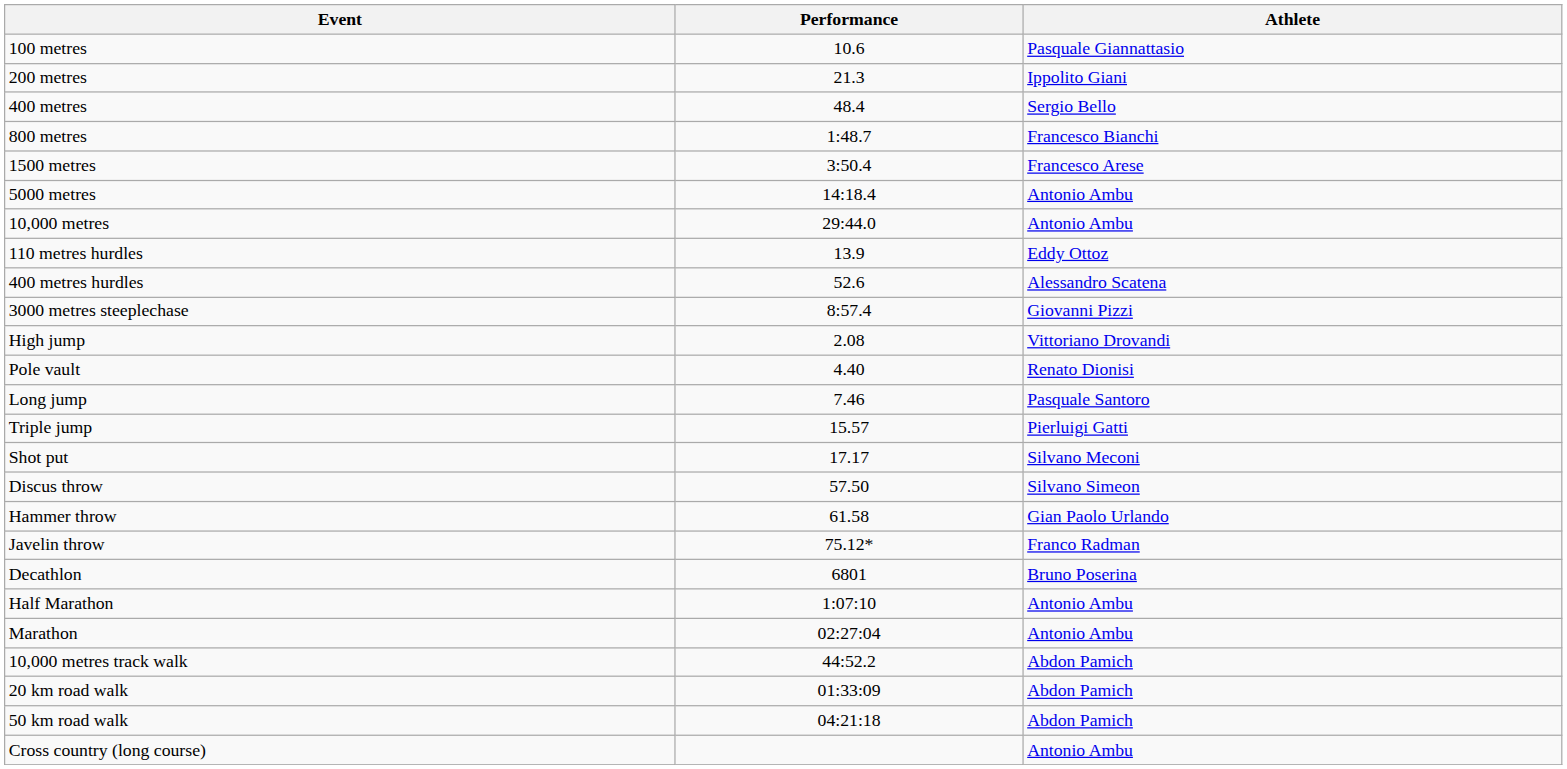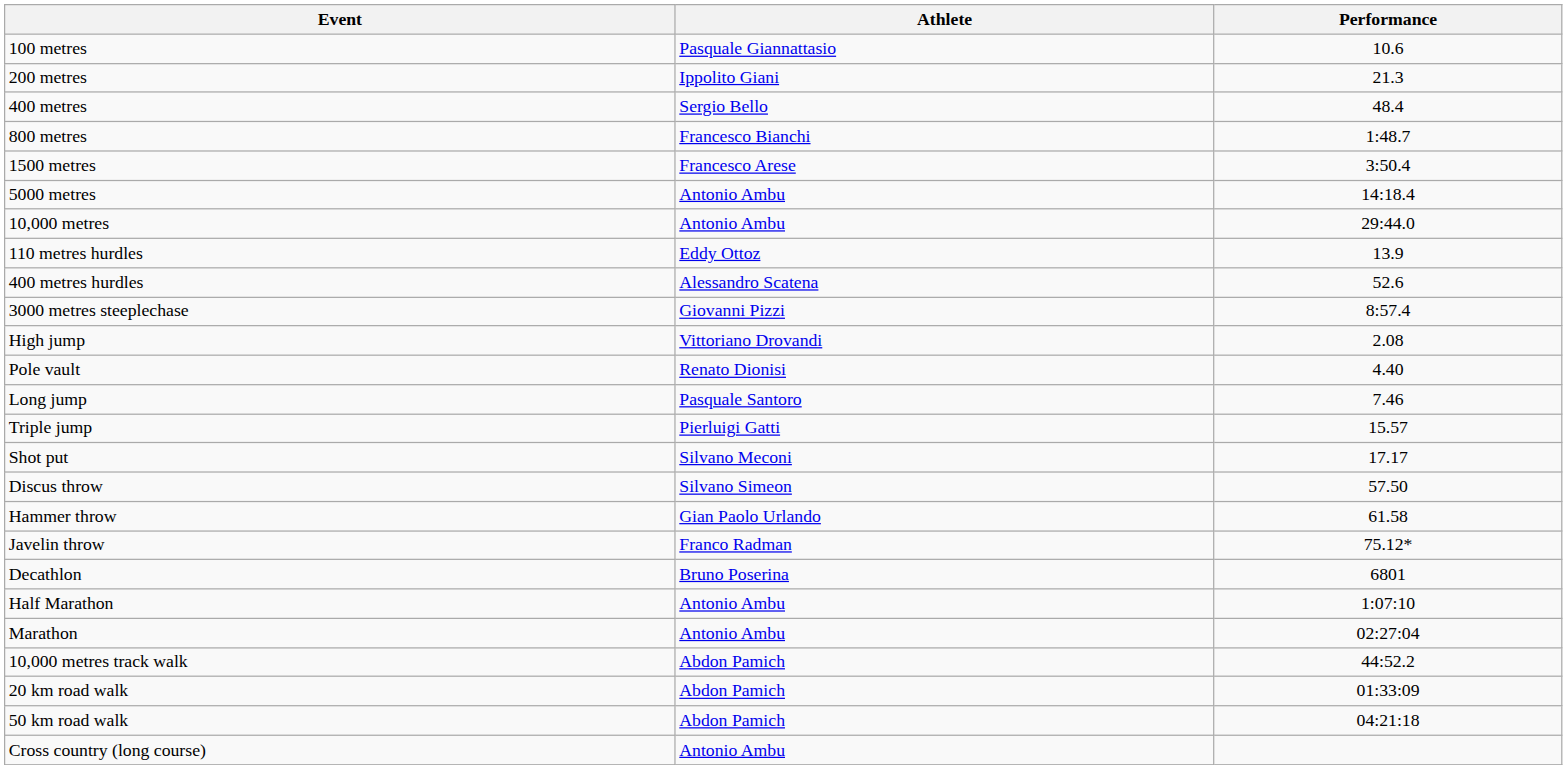columns swapped: (1293, 19) <-> (849, 19)
